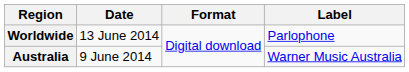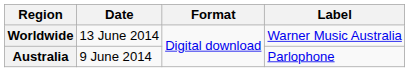(301, 35) Parlophone -> (335, 35) Warner Music Australia
(335, 56) Warner Music Australia -> (301, 56) Parlophone
